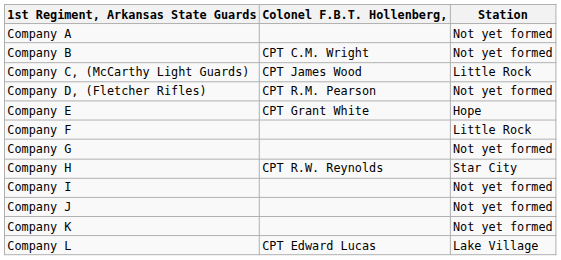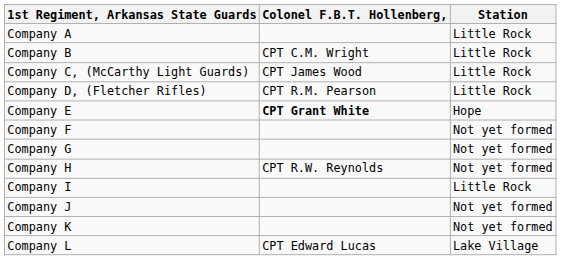(503, 33) Not yet formed -> (492, 33) Little Rock
(503, 53) Not yet formed -> (492, 53) Little Rock
(503, 91) Not yet formed -> (492, 91) Little Rock
(316, 110) normal -> (316, 110) bold
(492, 130) Little Rock -> (503, 130) Not yet formed
(485, 168) Star City -> (503, 168) Not yet formed
(503, 188) Not yet formed -> (492, 188) Little Rock
